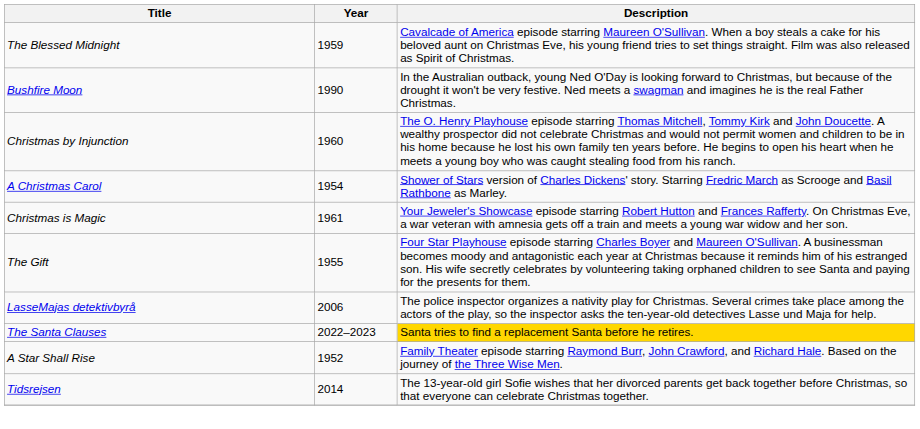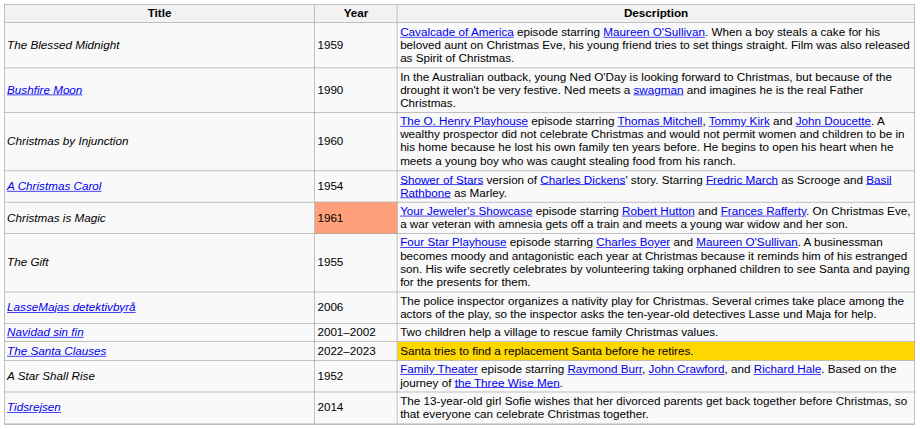(330, 218) no background -> (330, 218) lightsalmon background
+ row: (45, 332)
